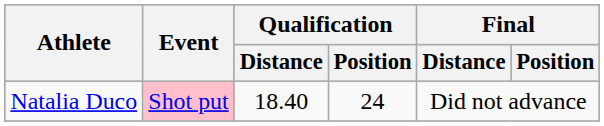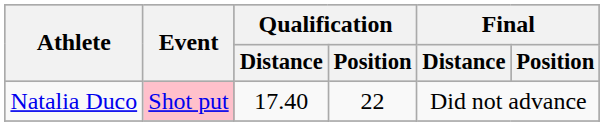(281, 101) 18.40 -> (281, 101) 17.40
(373, 101) 24 -> (373, 101) 22
